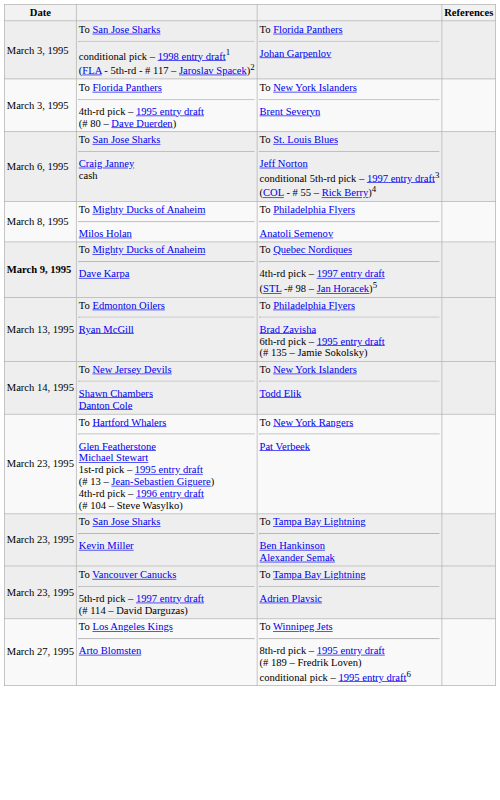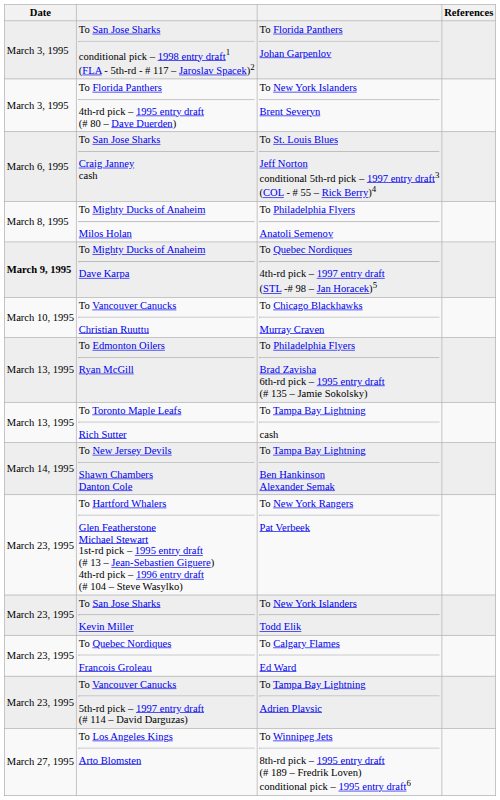+ row: (167, 317)
+ row: (167, 422)
(349, 381) To New York Islanders Todd Elik -> (349, 468) To Tampa Bay Lightning Ben Hankinson Alexander Semak
(349, 540) To Tampa Bay Lightning Ben Hankinson Alexander Semak -> (349, 615) To New York Islanders Todd Elik
+ row: (167, 655)
